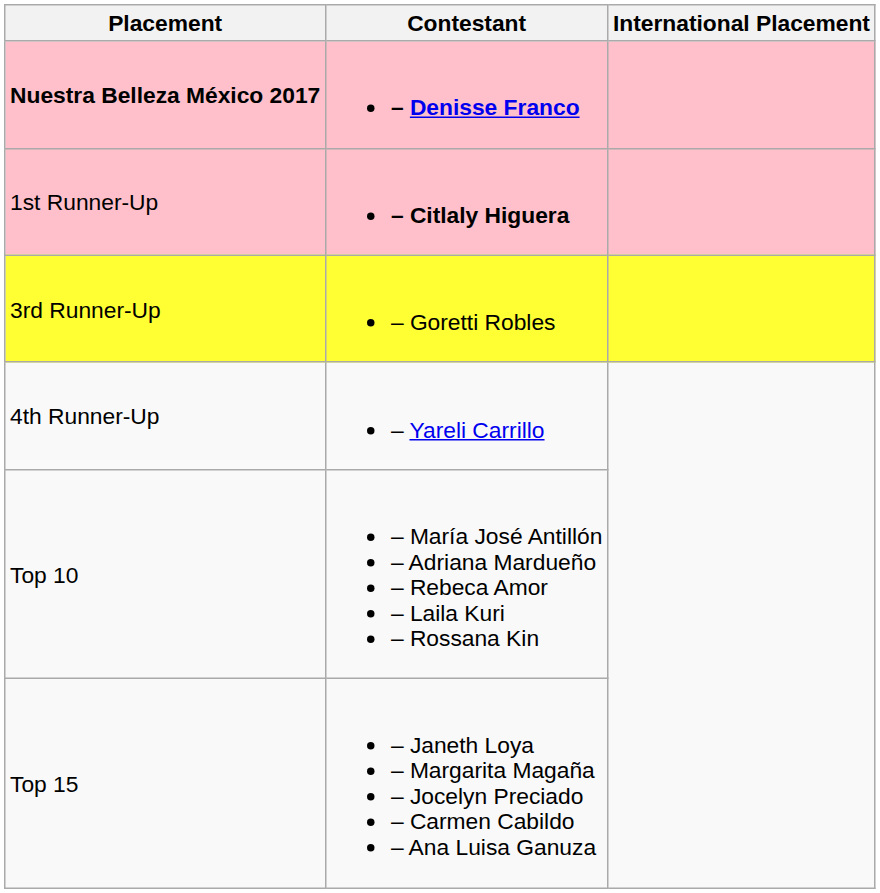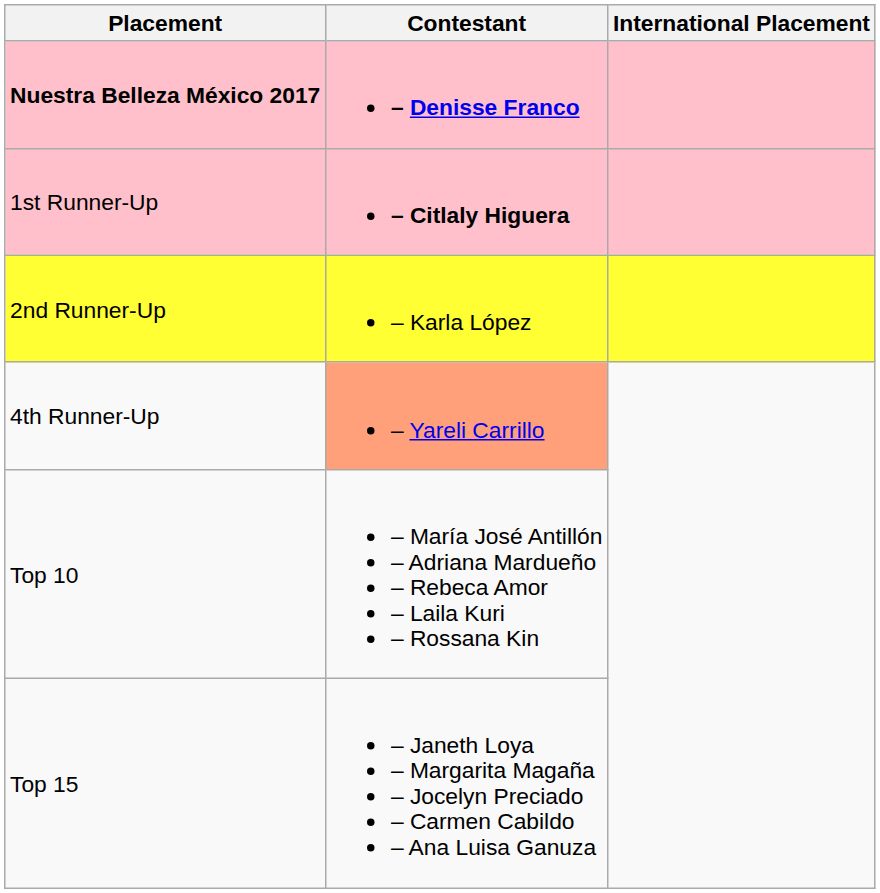+ row: (88, 309)
- row: (85, 309)
(467, 429) no background -> (467, 429) lightsalmon background
